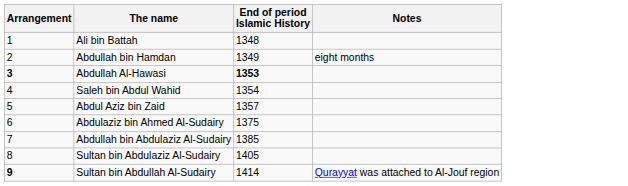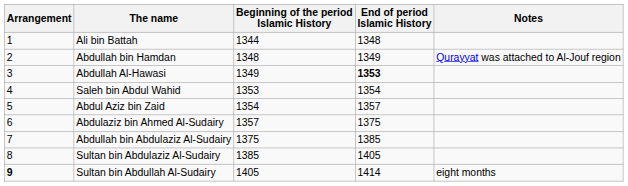+ column: (294, 18)
(345, 57) eight months -> (528, 57) Qurayyat was attached to Al-Jouf region
(10, 73) bold -> (10, 73) normal
(407, 172) Qurayyat was attached to Al-Jouf region -> (466, 172) eight months
